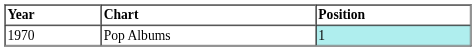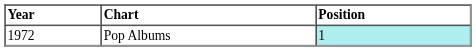(21, 35) 1970 -> (21, 35) 1972
